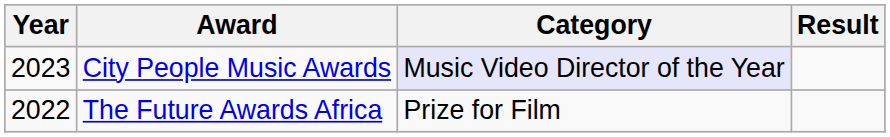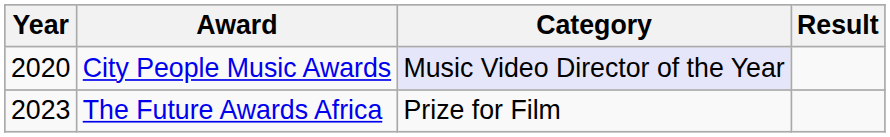(41, 68) 2023 -> (41, 68) 2020
(41, 110) 2022 -> (41, 110) 2023
